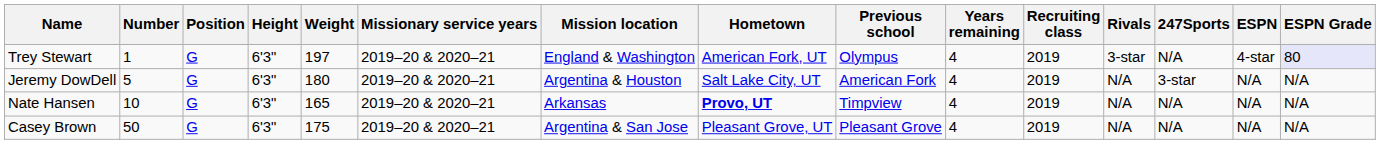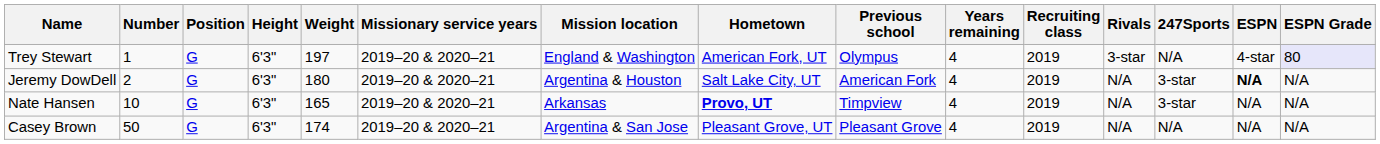(127, 80) 5 -> (127, 80) 2
(1249, 80) normal -> (1249, 80) bold
(1170, 103) N/A -> (1177, 103) 3-star
(317, 127) 175 -> (317, 127) 174
